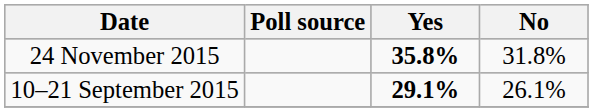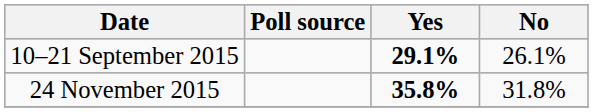rows swapped: (125, 55) <-> (125, 89)
